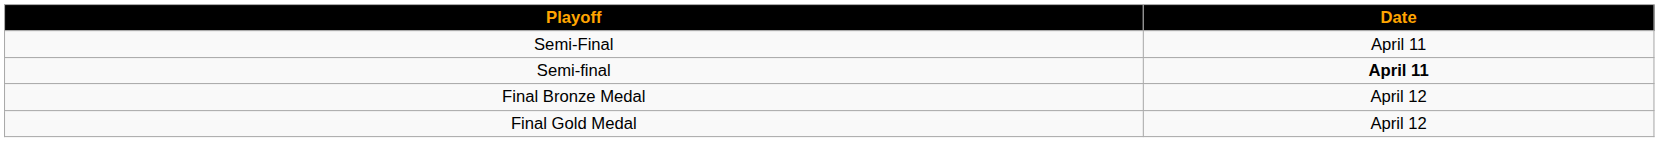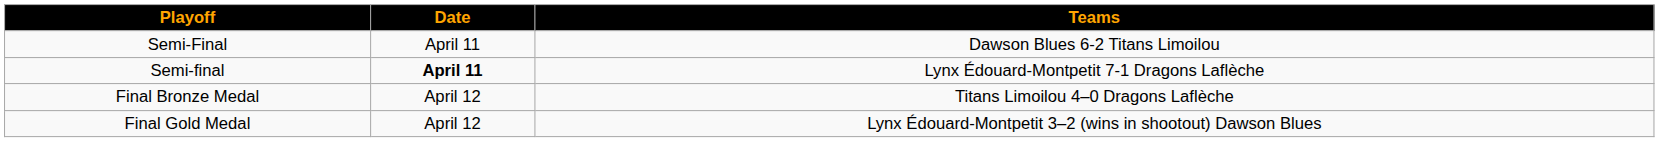+ column: (1094, 17)
